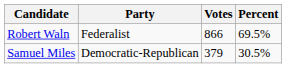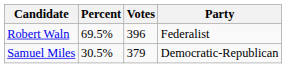columns swapped: (140, 14) <-> (258, 14)
(214, 33) 866 -> (136, 33) 396
